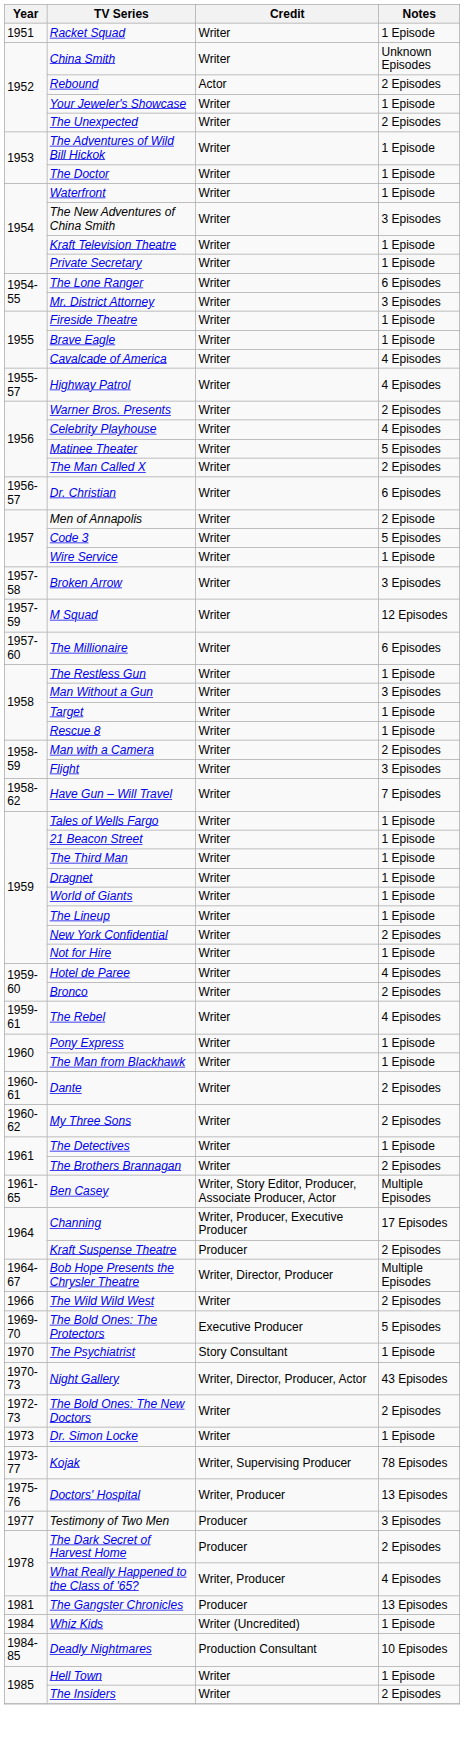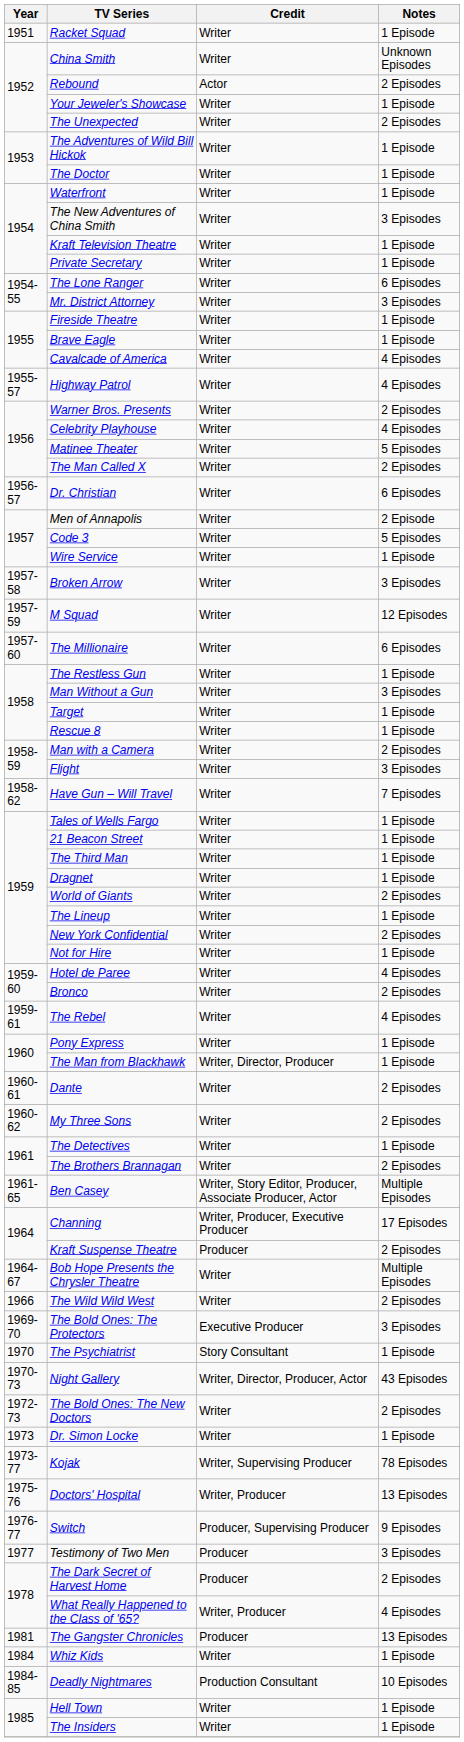(408, 896) 1 Episode -> (411, 896) 2 Episodes
(214, 1062) Writer -> (266, 1062) Writer, Director, Producer
(266, 1275) Writer, Director, Producer -> (215, 1275) Writer
(411, 1327) 5 Episodes -> (411, 1327) 3 Episodes
+ row: (67, 1527)
(249, 1624) Writer (Uncredited) -> (215, 1656) Writer
(411, 1694) 2 Episodes -> (408, 1727) 1 Episode
